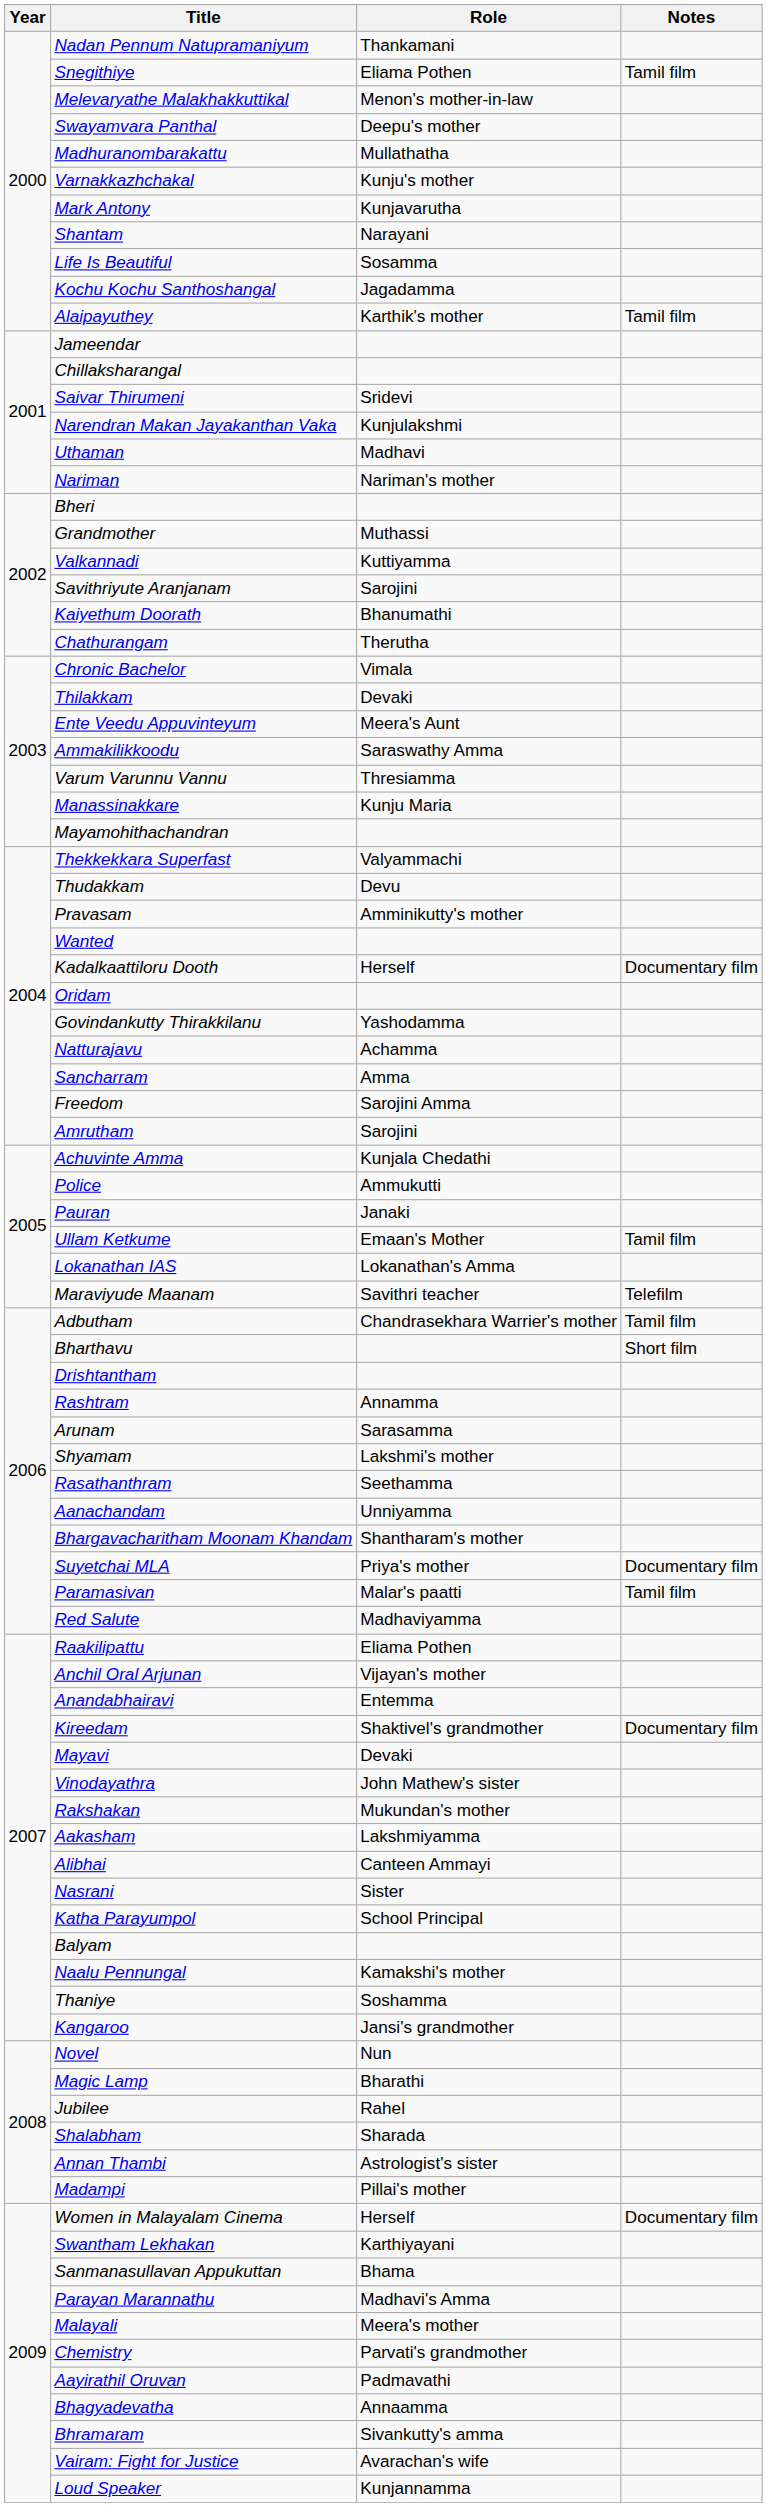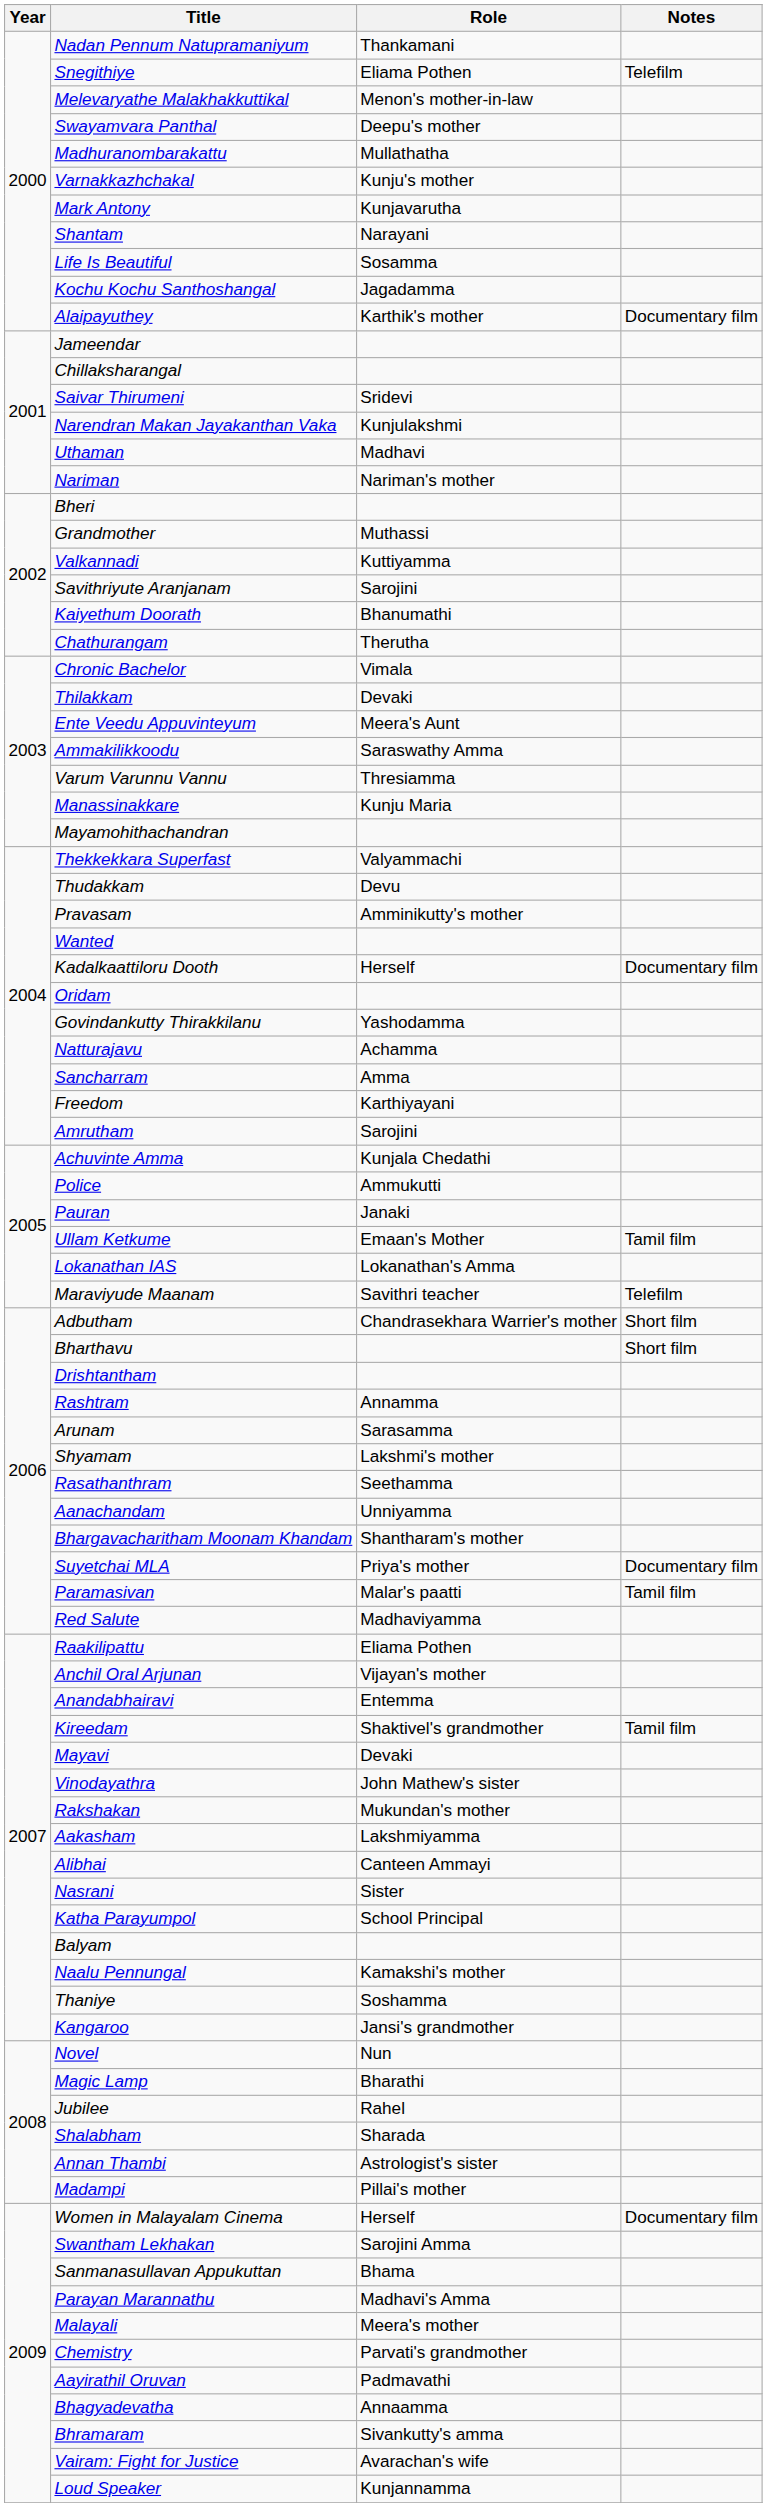(660, 72) Tamil film -> (654, 72) Telefilm
(660, 316) Tamil film -> (691, 316) Documentary film
(415, 1104) Sarojini Amma -> (407, 1104) Karthiyayani
(660, 1321) Tamil film -> (661, 1321) Short film
(691, 1728) Documentary film -> (660, 1728) Tamil film
(407, 2244) Karthiyayani -> (415, 2244) Sarojini Amma
